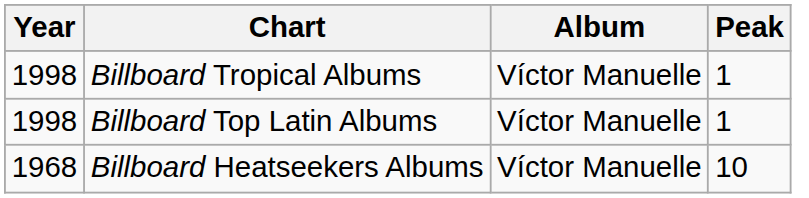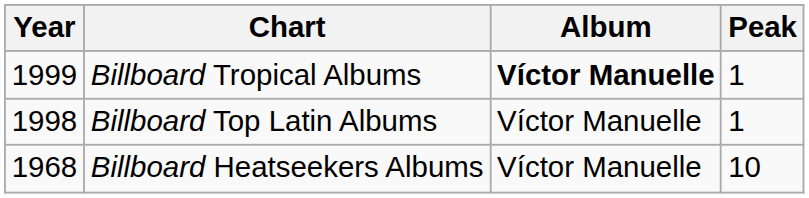(44, 74) 1998 -> (44, 74) 1999
(599, 74) normal -> (606, 74) bold
